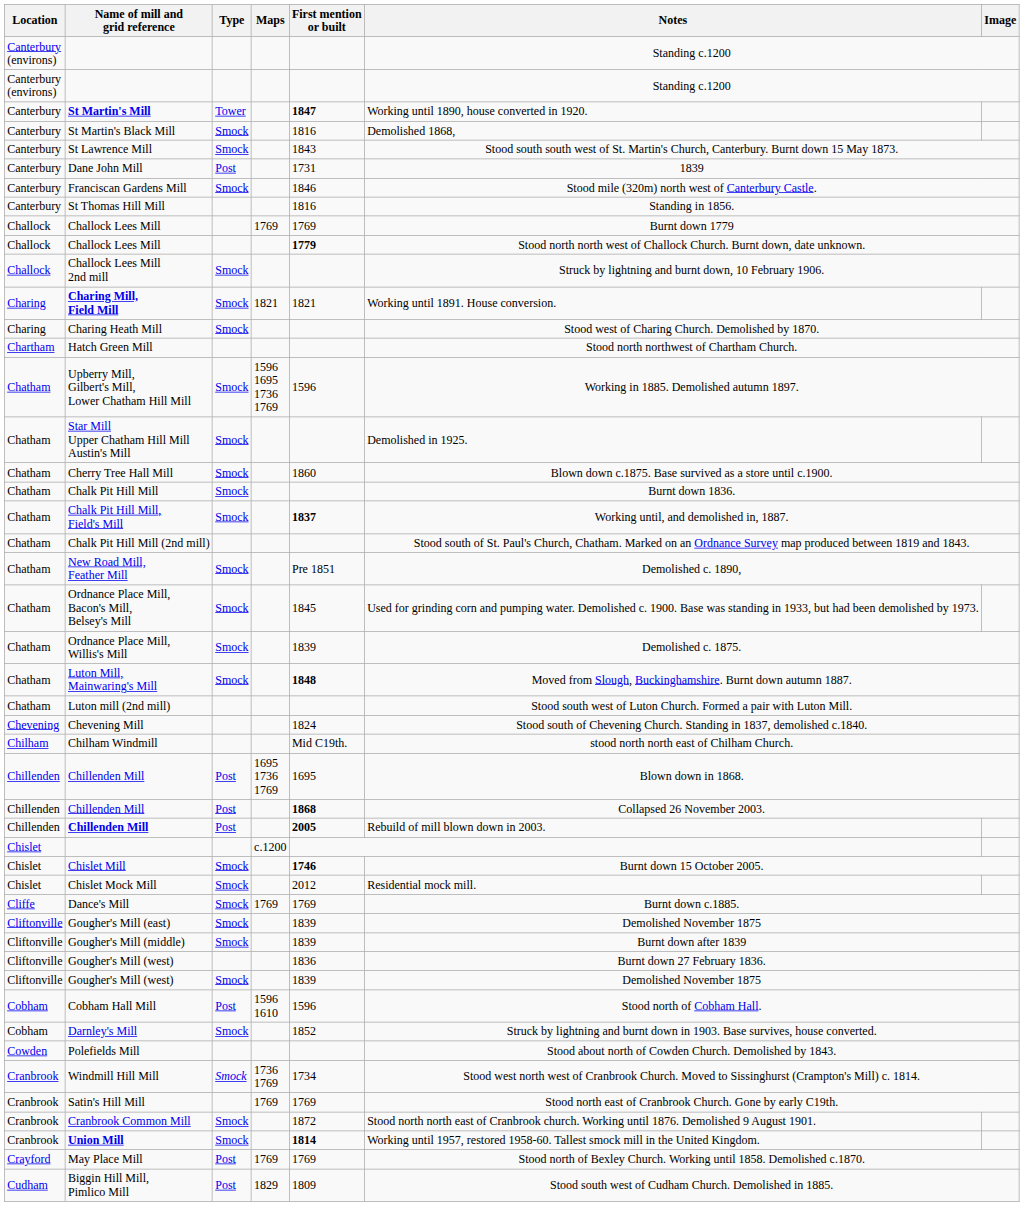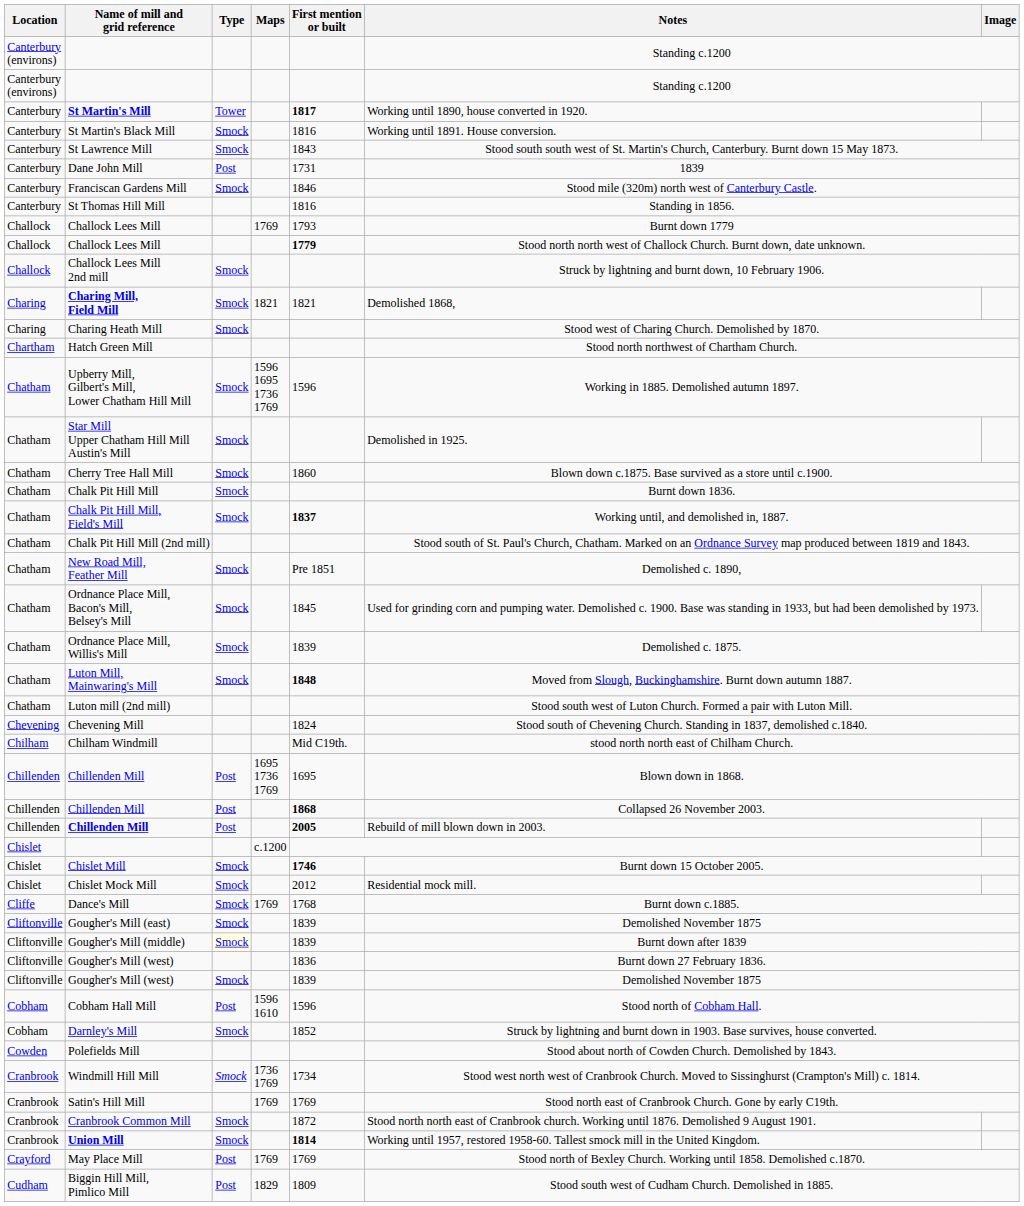(304, 111) 1847 -> (304, 111) 1817
(411, 130) Demolished 1868, -> (462, 130) Working until 1891. House conversion.
(304, 225) 1769 -> (304, 225) 1793
(462, 303) Working until 1891. House conversion. -> (411, 303) Demolished 1868,
(304, 904) 1769 -> (304, 904) 1768
(232, 942) no background -> (232, 942) lightyellow background
